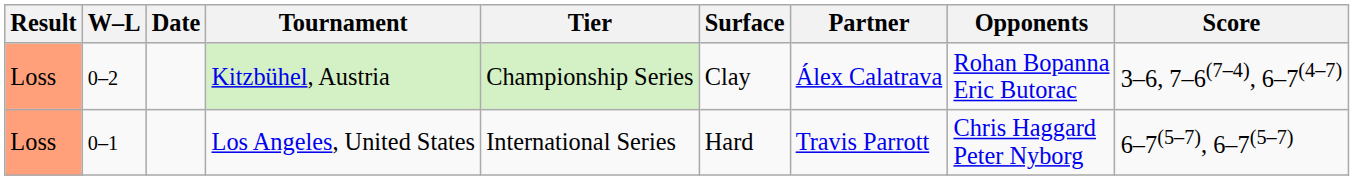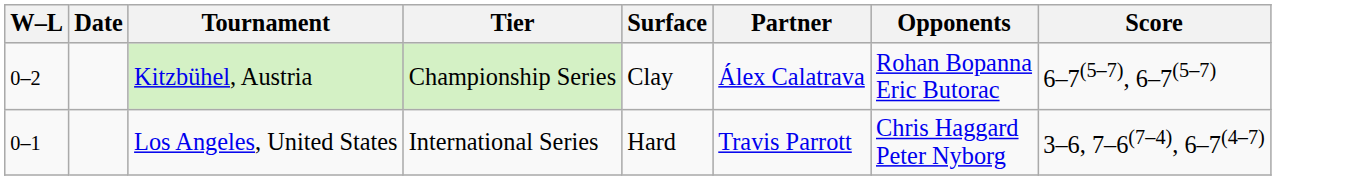- column: (43, 23)
(1231, 76) 3–6, 7–6(7–4), 6–7(4–7) -> (1130, 76) 6–7(5–7), 6–7(5–7)
(1207, 141) 6–7(5–7), 6–7(5–7) -> (1154, 141) 3–6, 7–6(7–4), 6–7(4–7)
